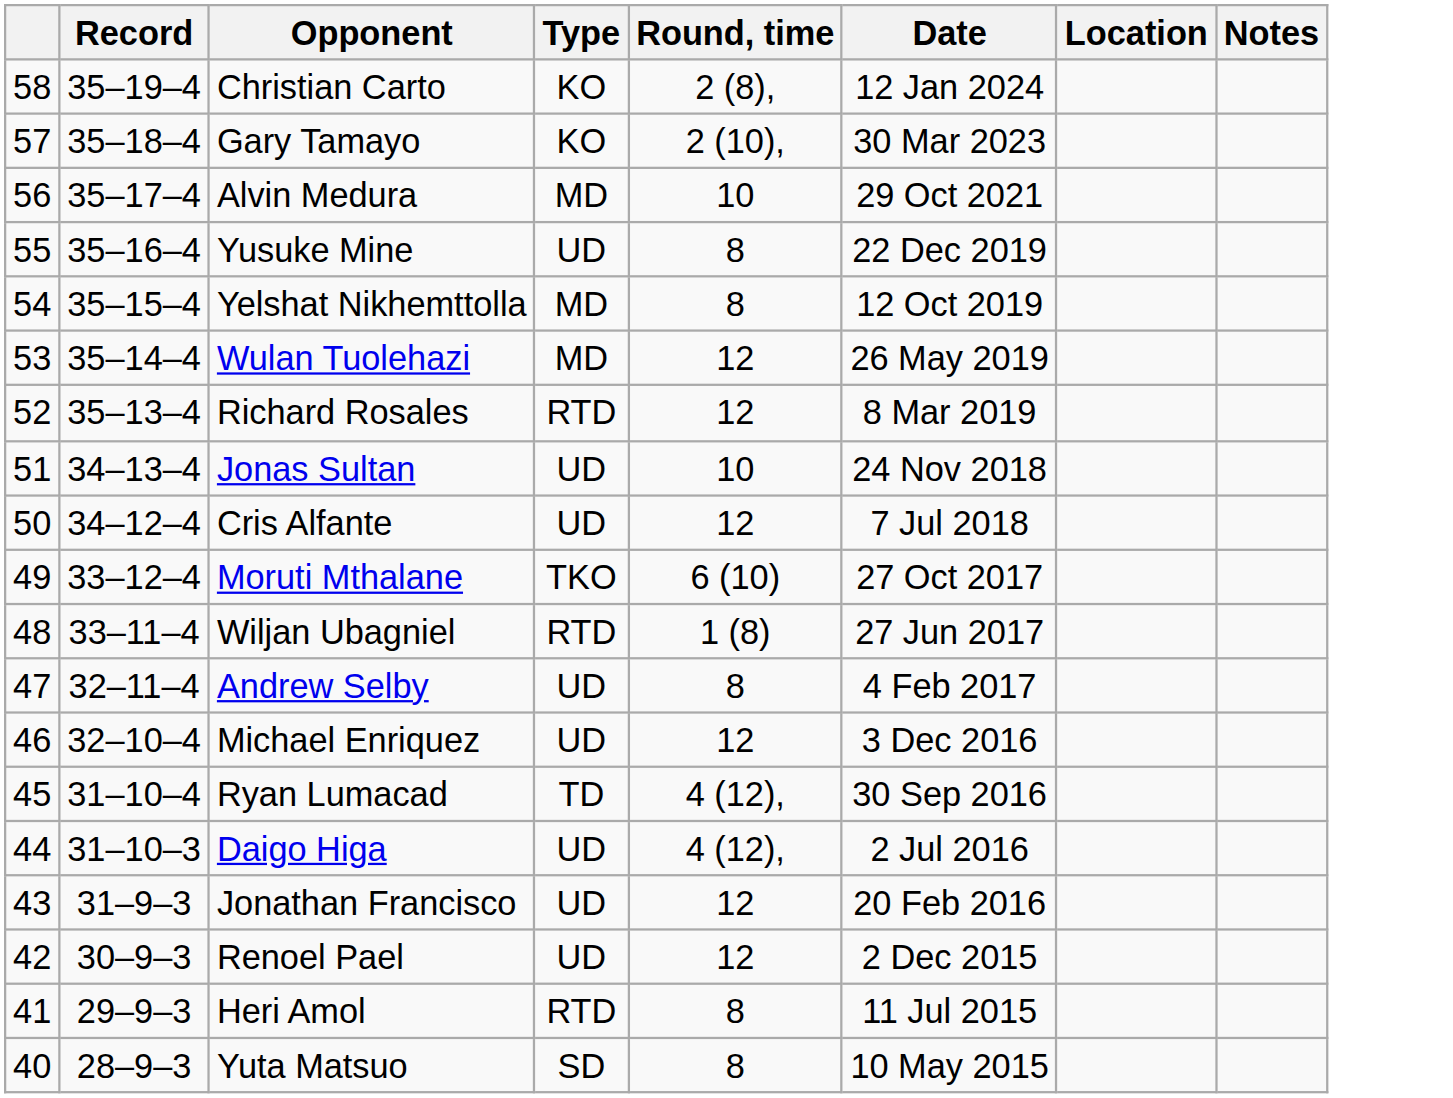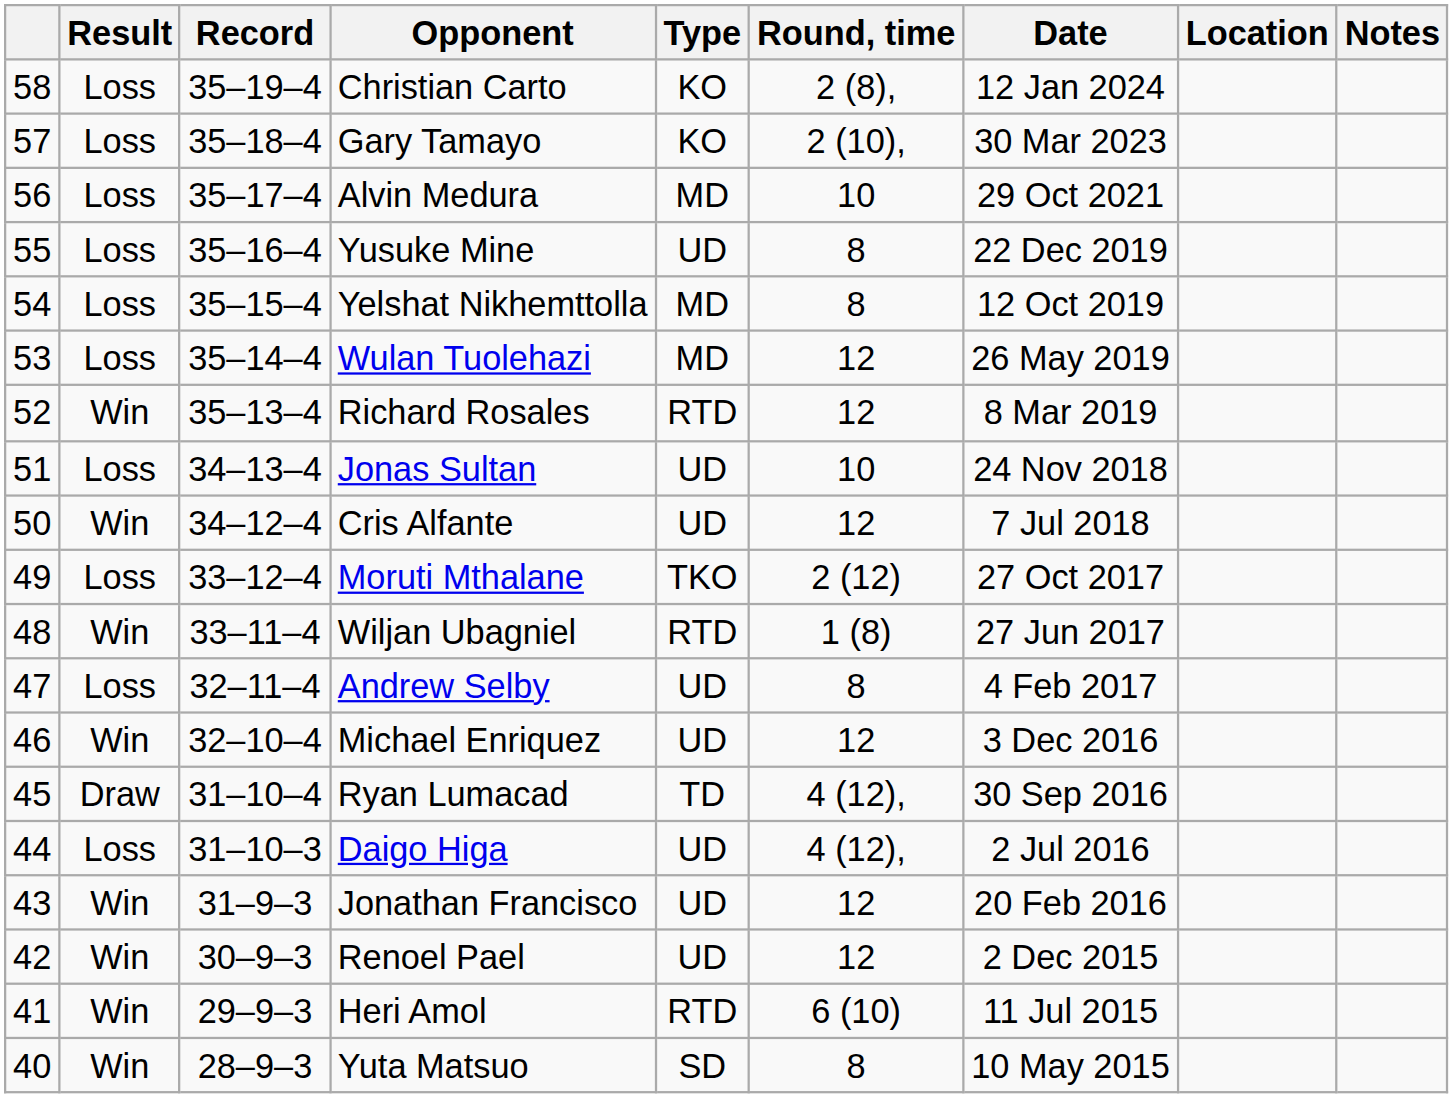+ column: (120, 33)
(735, 576) 6 (10) -> (856, 576) 2 (12)
(735, 1011) 8 -> (856, 1011) 6 (10)
